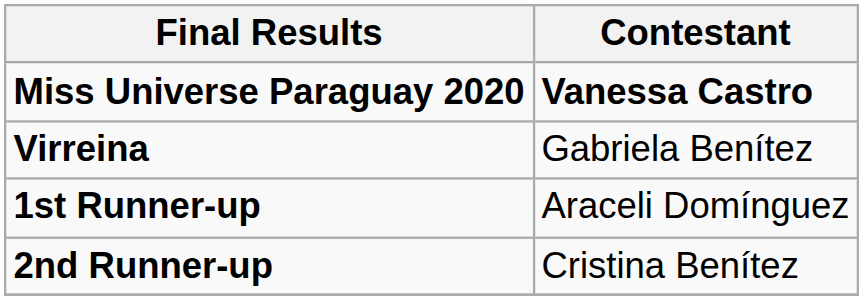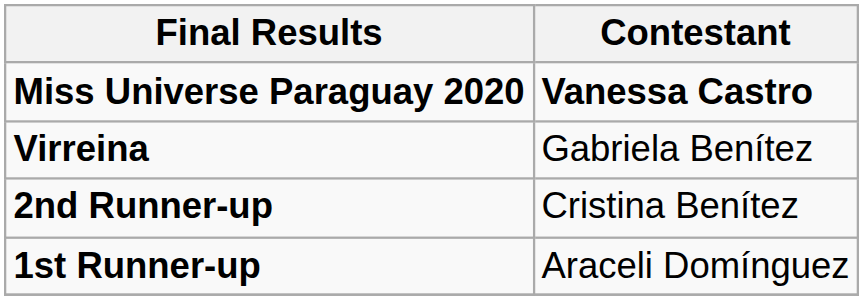rows swapped: (137, 206) <-> (143, 264)
